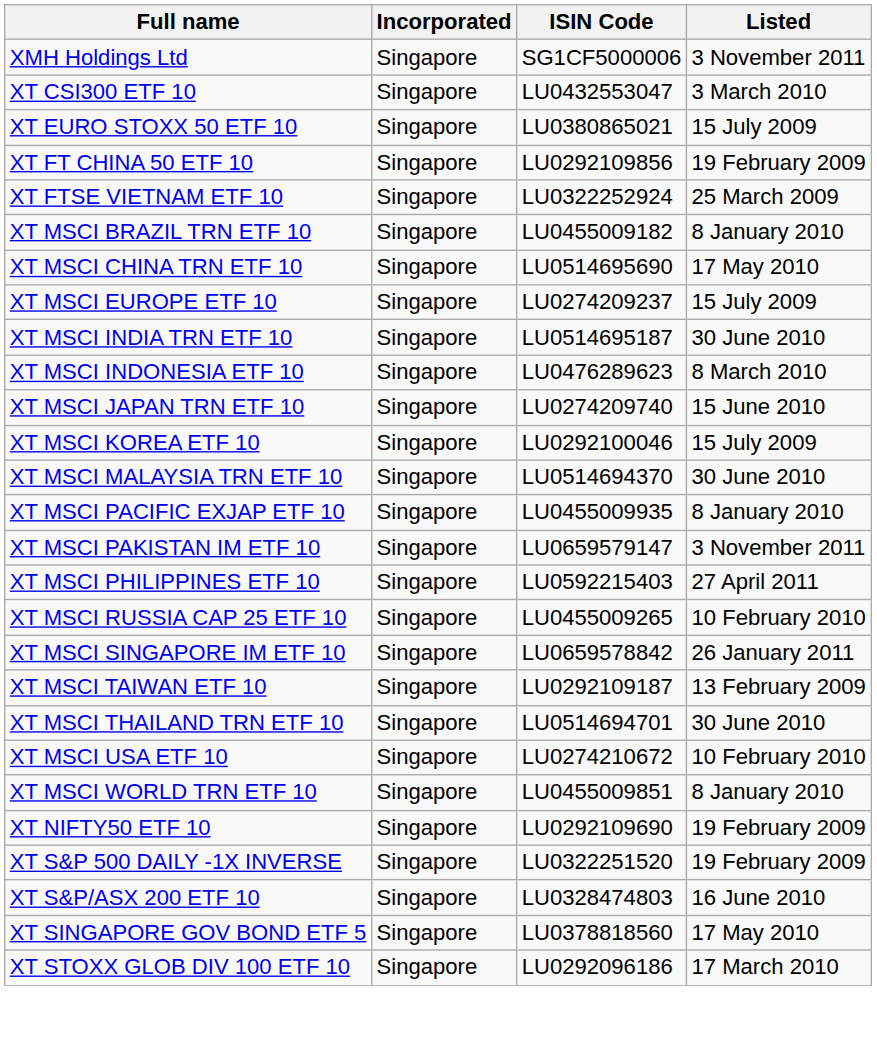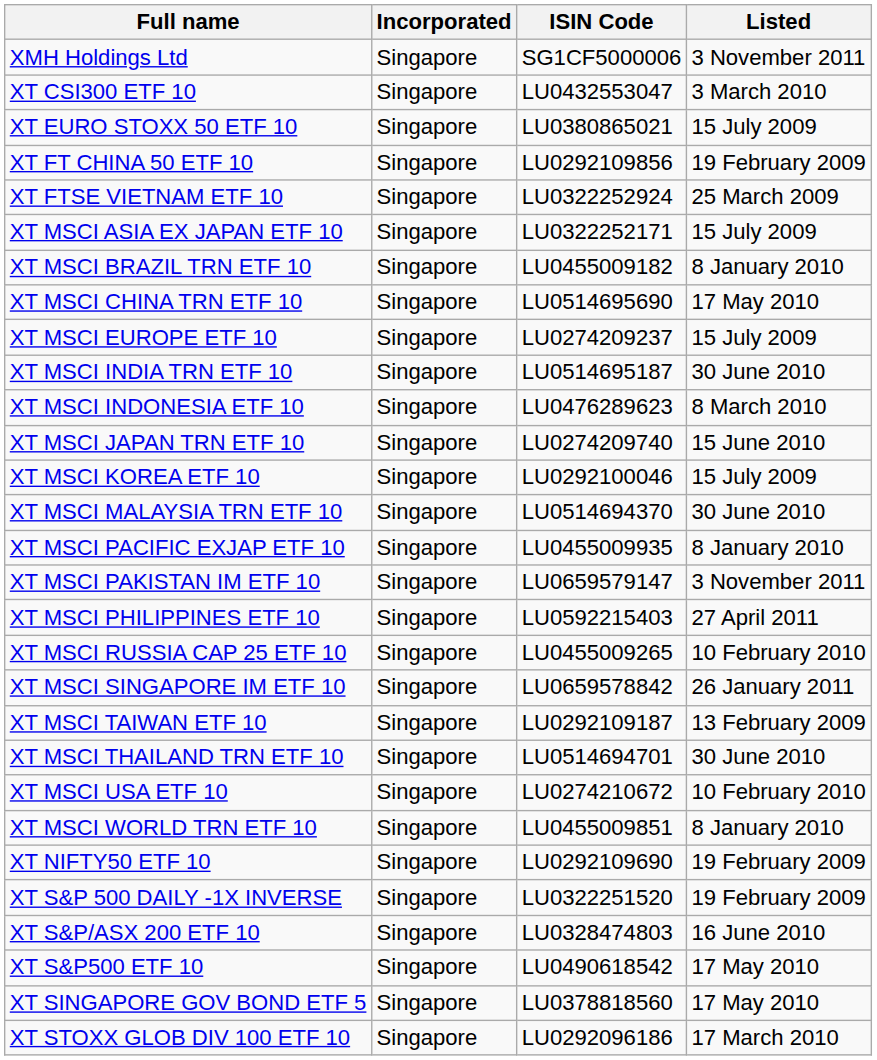+ row: (176, 232)
+ row: (107, 967)
